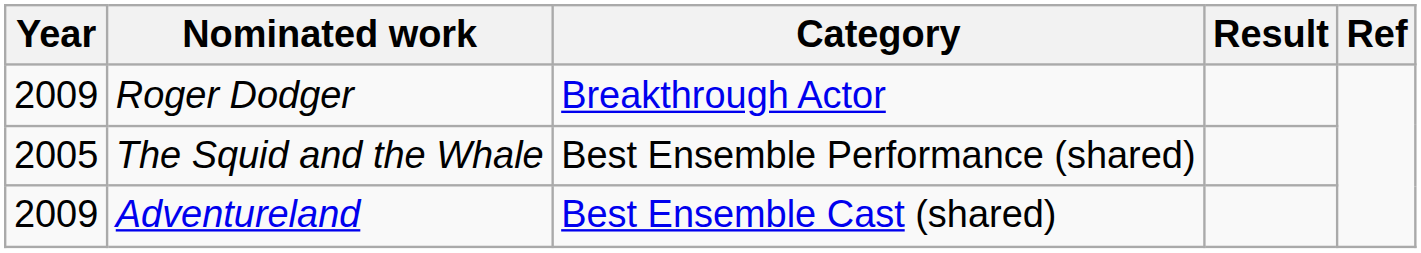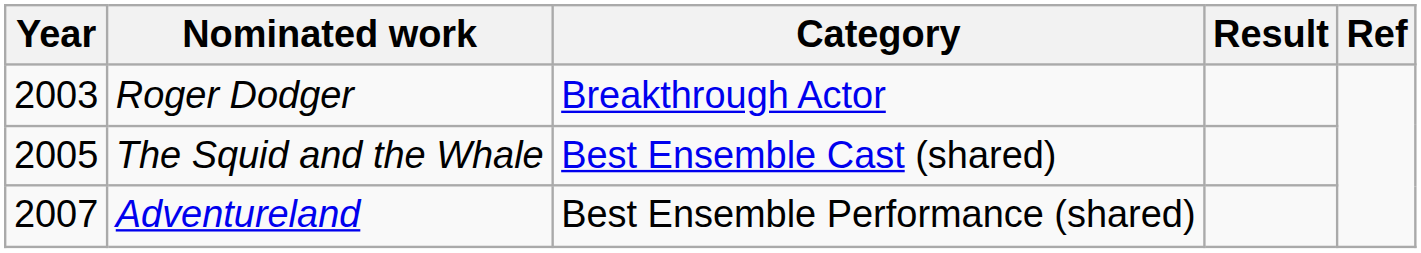(56, 94) 2009 -> (56, 94) 2003
(878, 154) Best Ensemble Performance (shared) -> (809, 154) Best Ensemble Cast (shared)
(56, 214) 2009 -> (56, 214) 2007
(809, 214) Best Ensemble Cast (shared) -> (878, 214) Best Ensemble Performance (shared)
